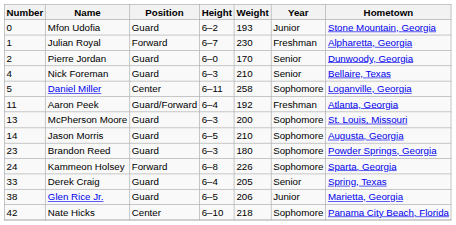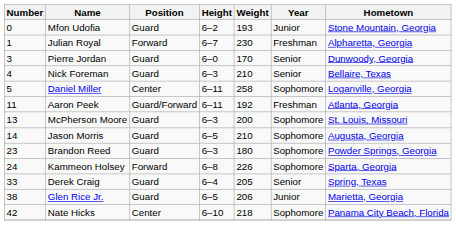(9, 58) 2 -> (9, 58) 3
(210, 105) 6–4 -> (212, 105) 6–11
